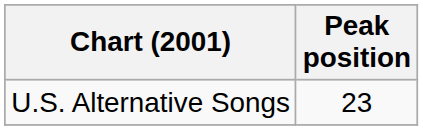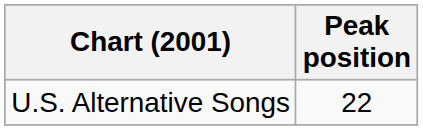(357, 102) 23 -> (357, 102) 22
